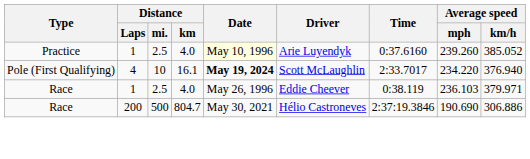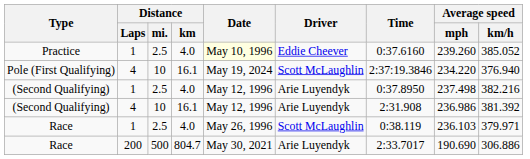(315, 51) Arie Luyendyk -> (313, 51) Eddie Cheever
(240, 70) bold -> (239, 70) normal
(403, 70) 2:33.7017 -> (400, 70) 2:37:19.3846
+ row: (61, 88)
+ row: (61, 107)
(314, 88) Eddie Cheever -> (321, 126) Scott McLaughlin
(323, 107) Hélio Castroneves -> (314, 145) Arie Luyendyk
(403, 107) 2:37:19.3846 -> (400, 145) 2:33.7017
